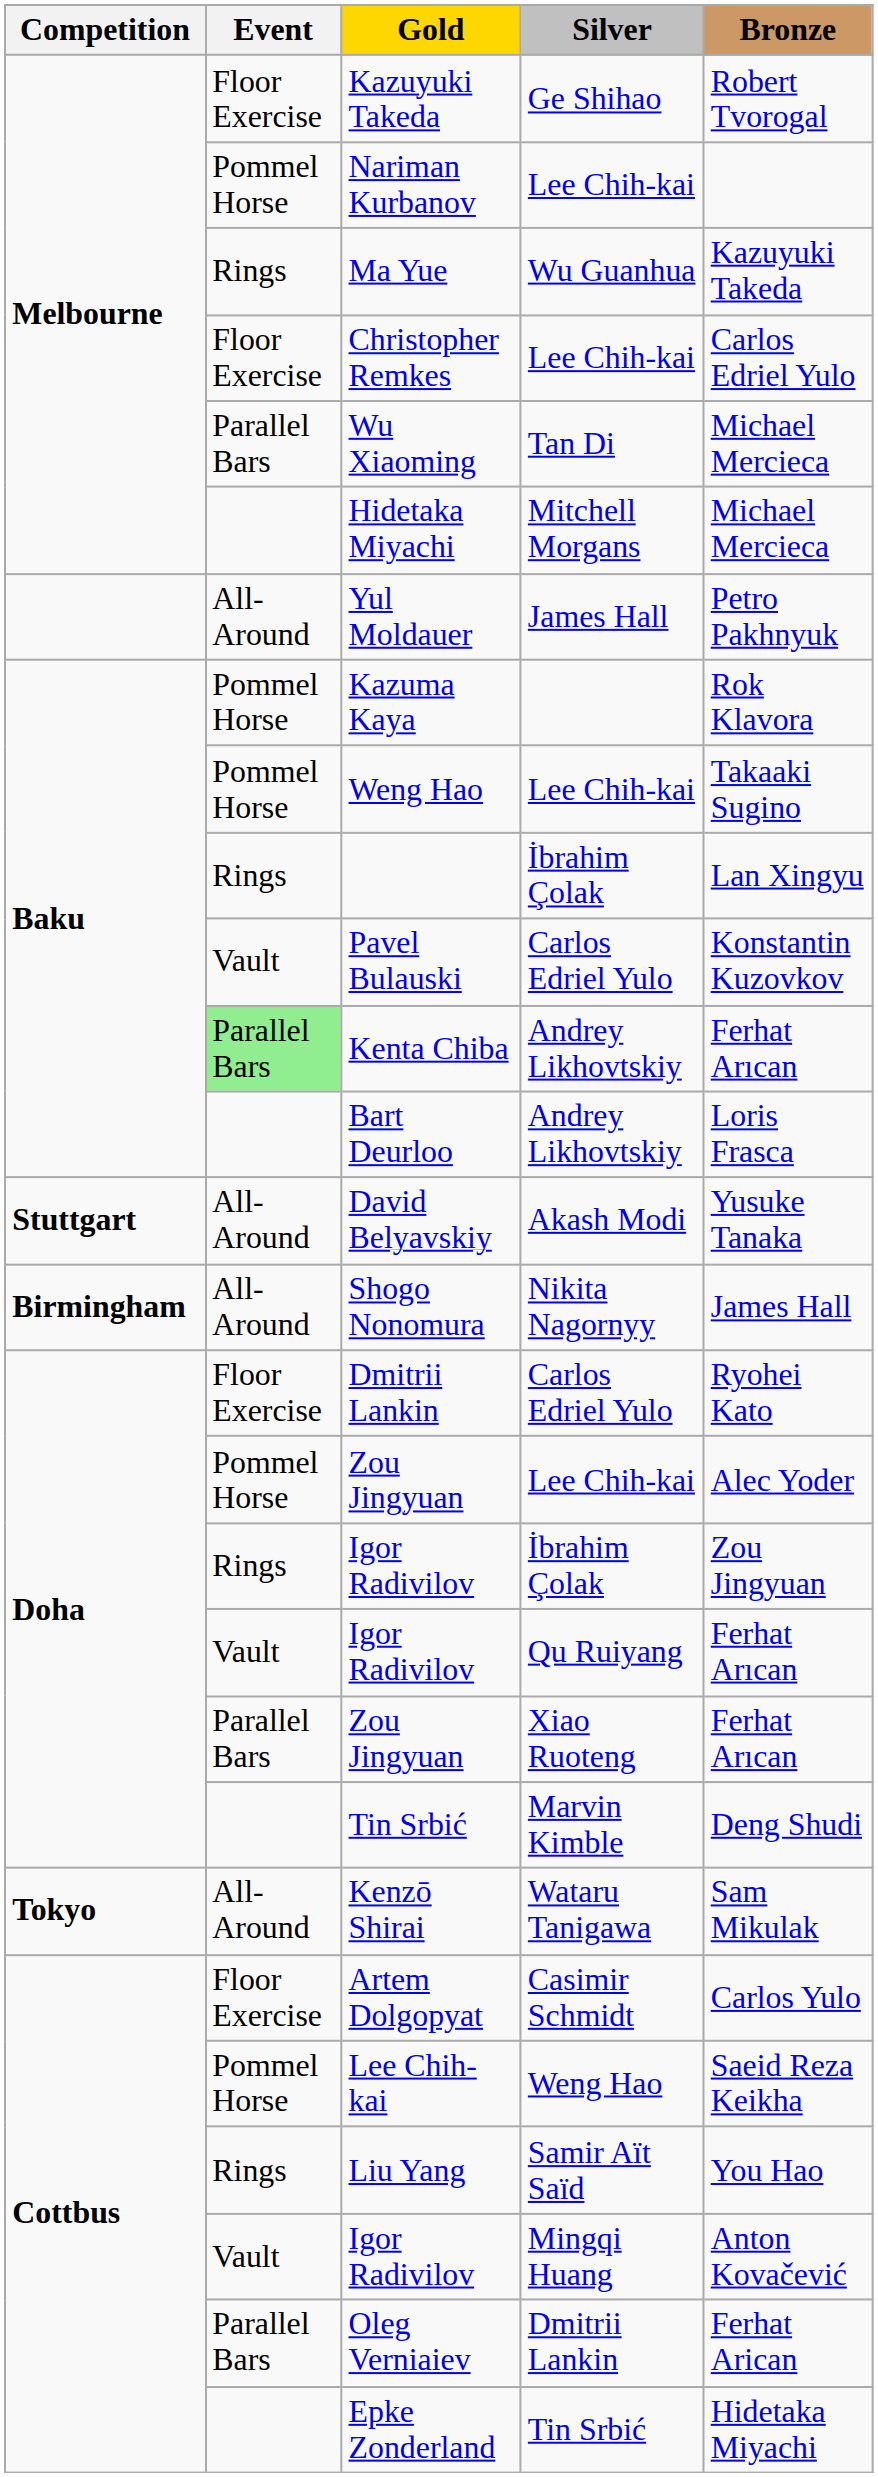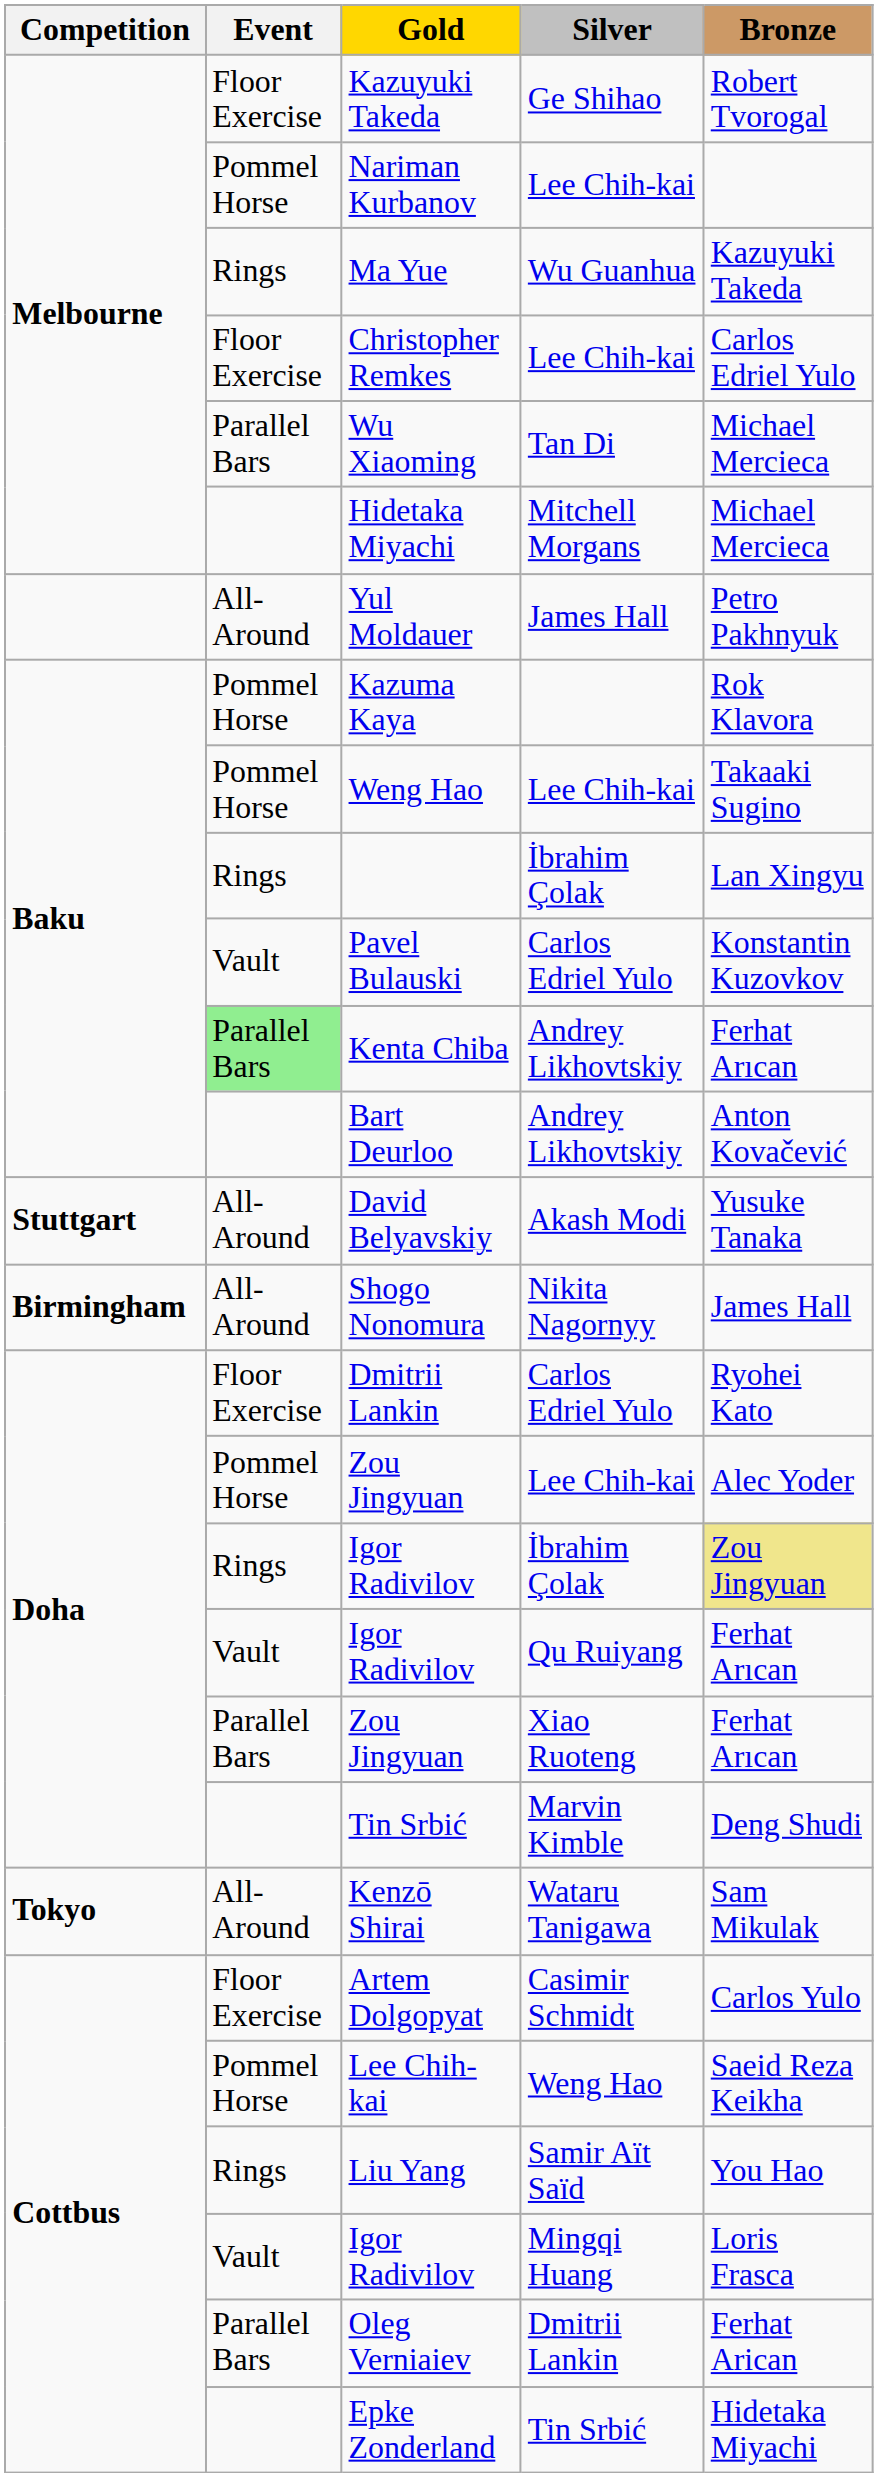(752, 1133) Loris Frasca -> (779, 1133) Anton Kovačević
(768, 1565) no background -> (768, 1565) khaki background
(779, 2256) Anton Kovačević -> (752, 2256) Loris Frasca
